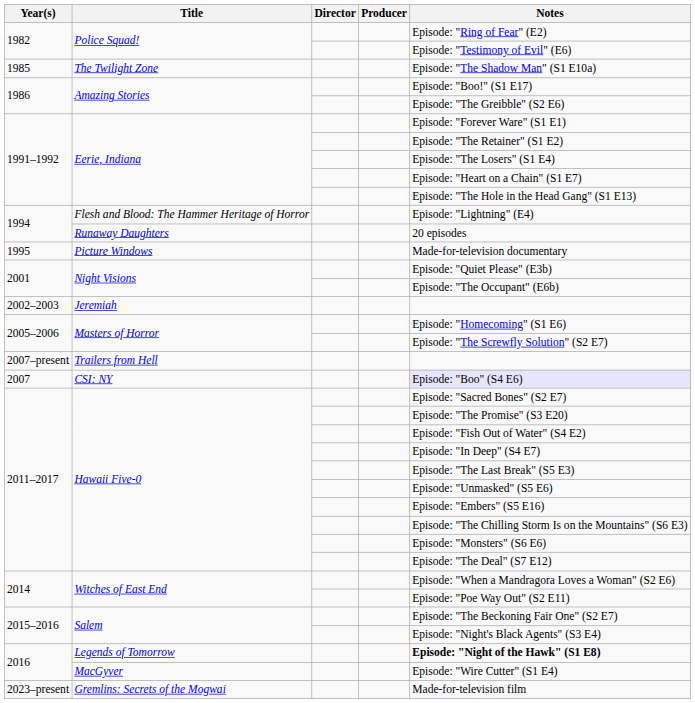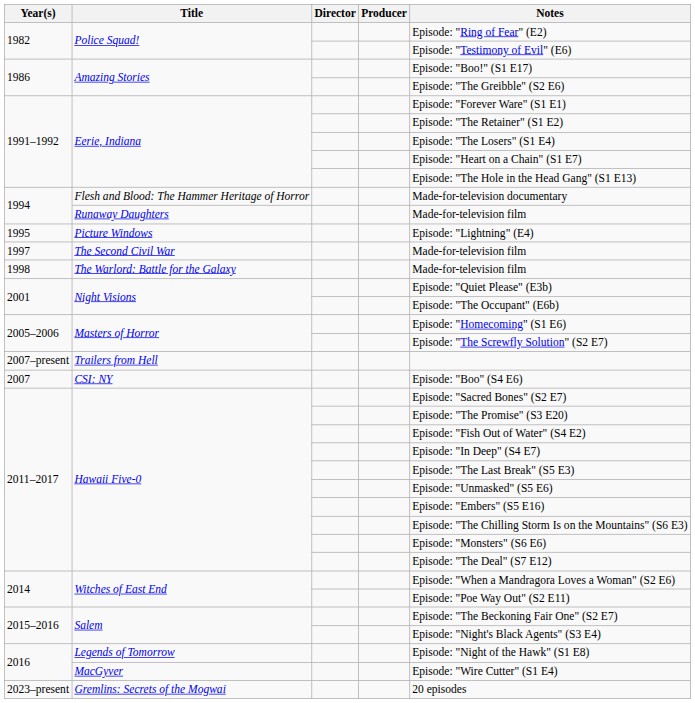- row: (19, 68)
(473, 214) Episode: "Lightning" (E4) -> (490, 196) Made-for-television documentary
(439, 232) 20 episodes -> (469, 214) Made-for-television film
(490, 251) Made-for-television documentary -> (473, 232) Episode: "Lightning" (E4)
+ row: (19, 251)
+ row: (19, 269)
- row: (33, 305)
(467, 379) lavender background -> (467, 379) no background
(506, 653) bold -> (501, 653) normal
(469, 689) Made-for-television film -> (439, 689) 20 episodes
